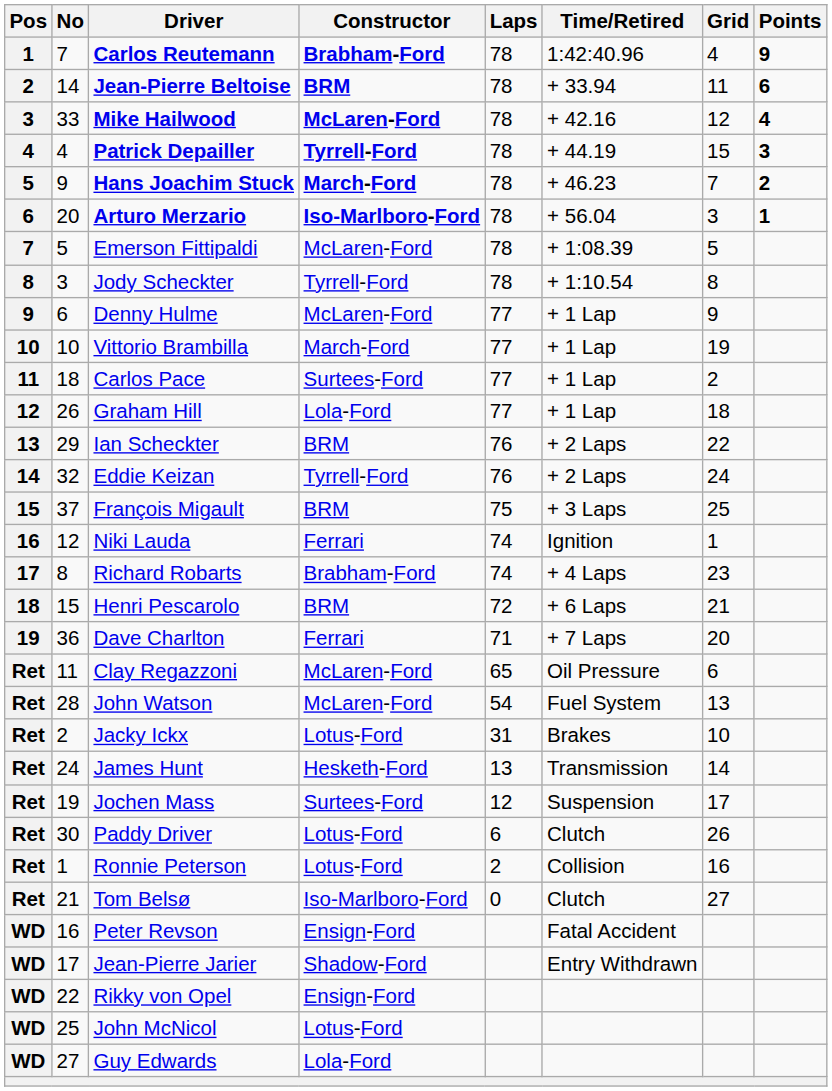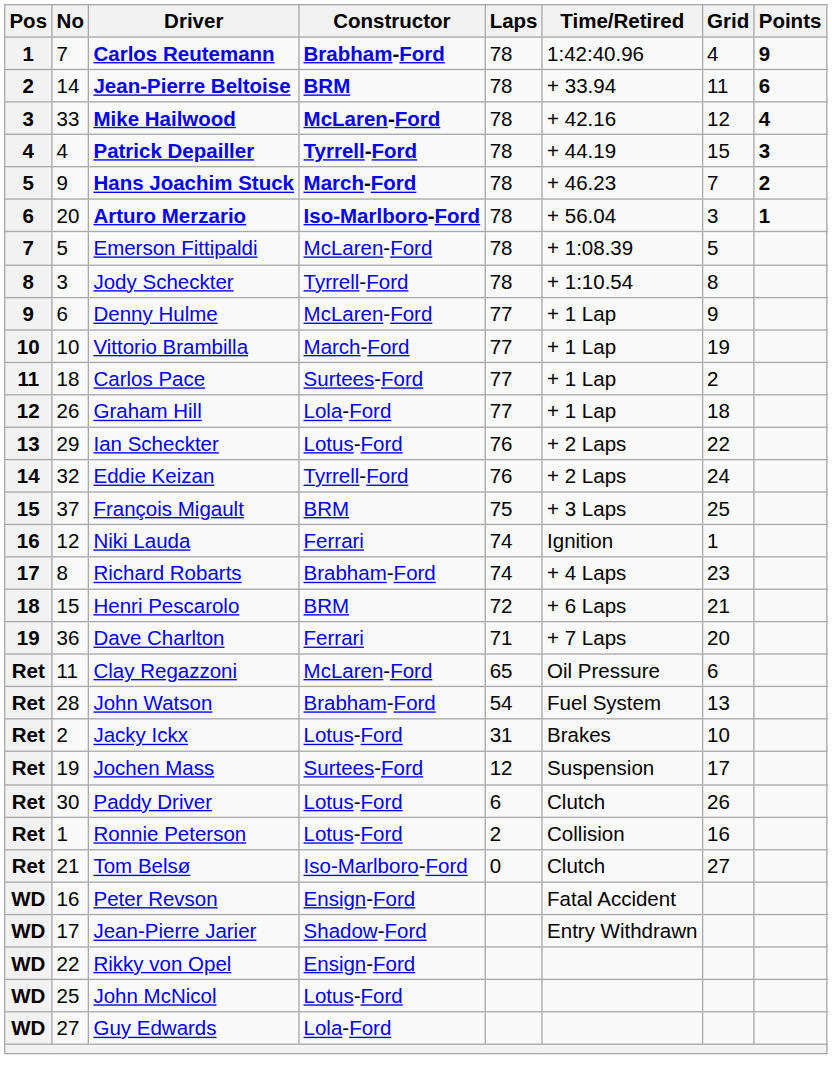(326, 443) BRM -> (353, 443) Lotus-Ford
(368, 703) McLaren-Ford -> (370, 703) Brabham-Ford
- row: (148, 768)
